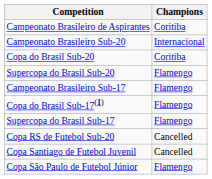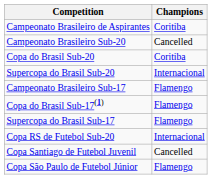(179, 42) Internacional -> (173, 42) Cancelled
(173, 73) Flamengo -> (179, 73) Internacional
(173, 136) Cancelled -> (179, 136) Internacional
